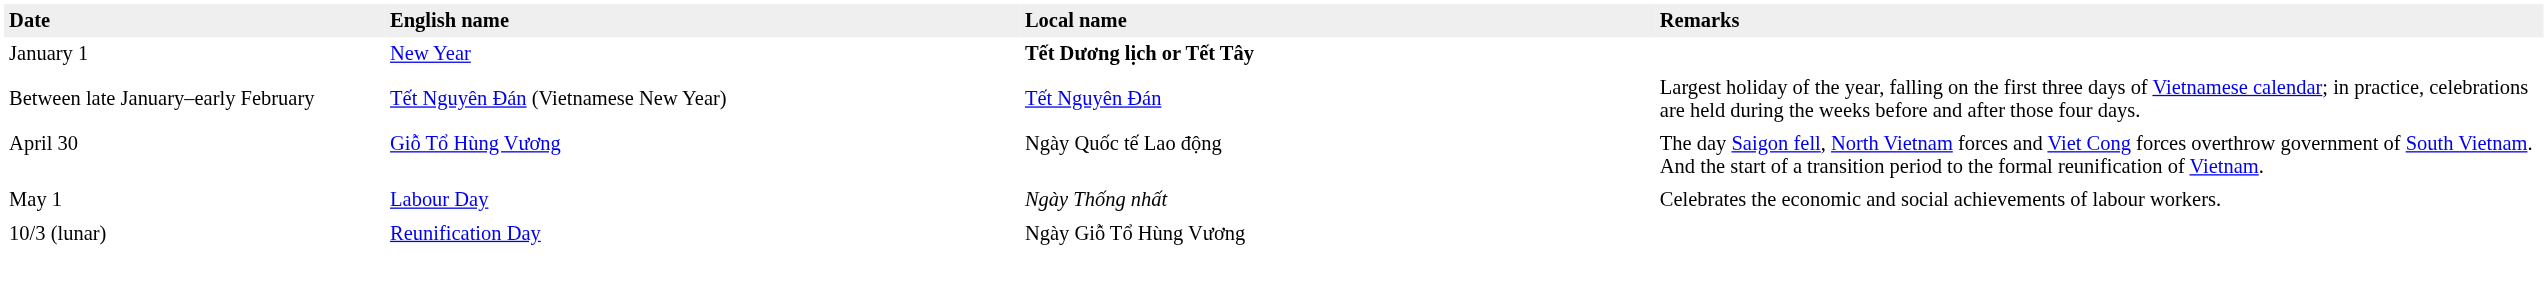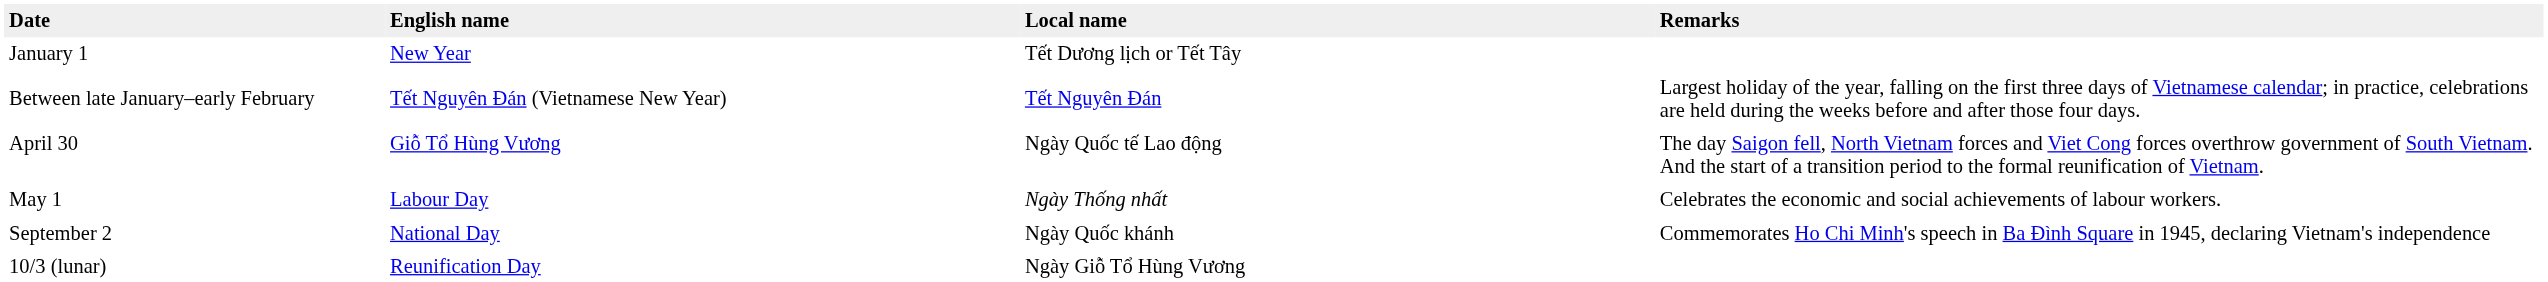(1139, 53) bold -> (1133, 53) normal
+ row: (61, 232)
